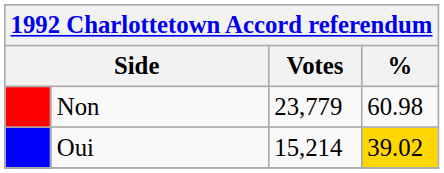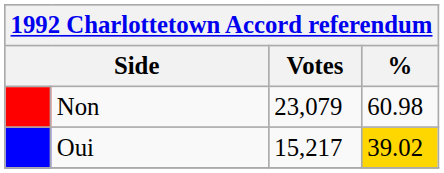(308, 106) 23,779 -> (308, 106) 23,079
(308, 147) 15,214 -> (308, 147) 15,217
